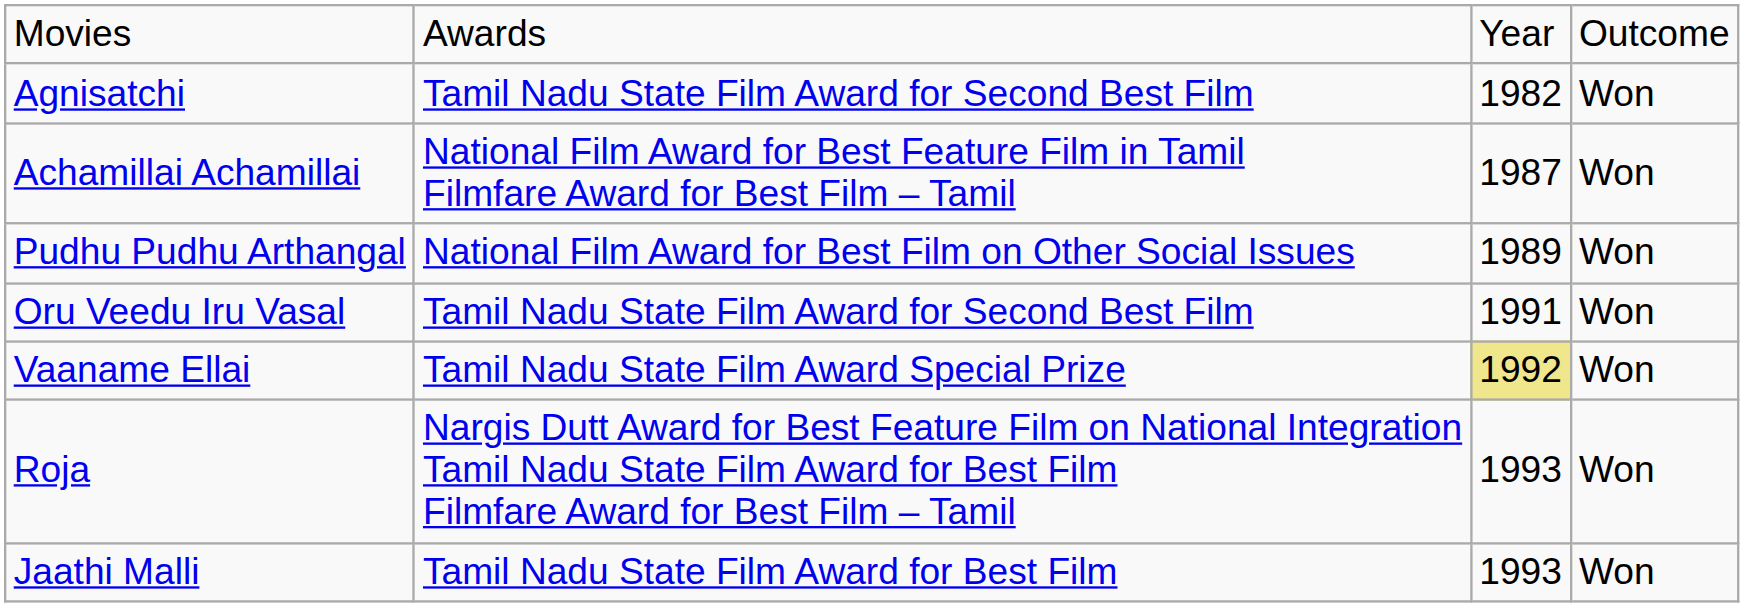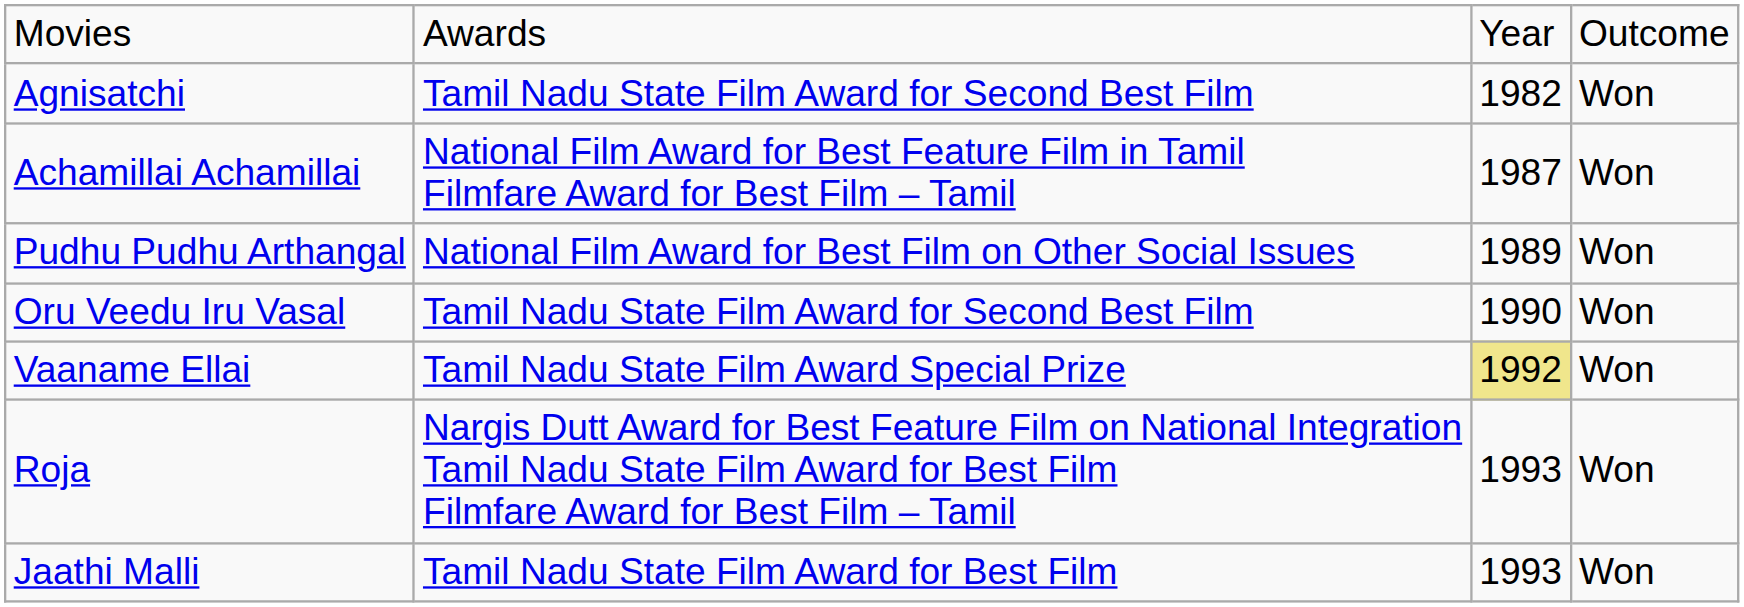(1521, 311) 1991 -> (1521, 311) 1990
